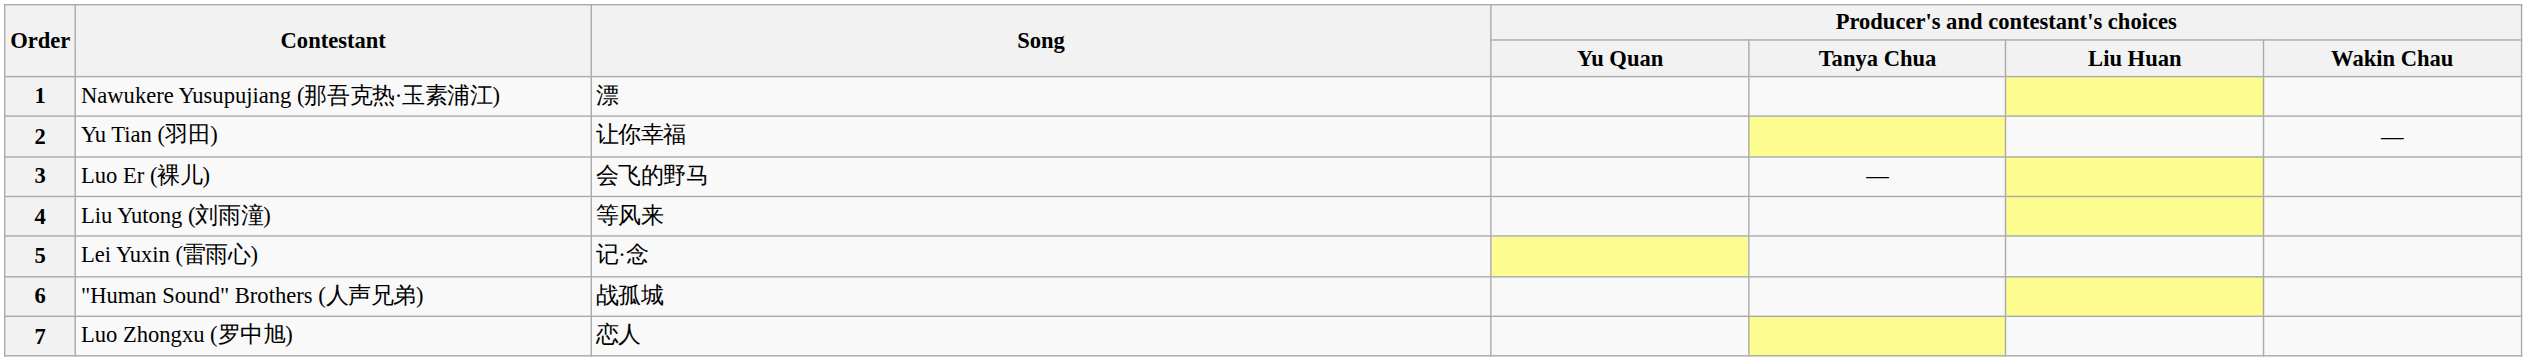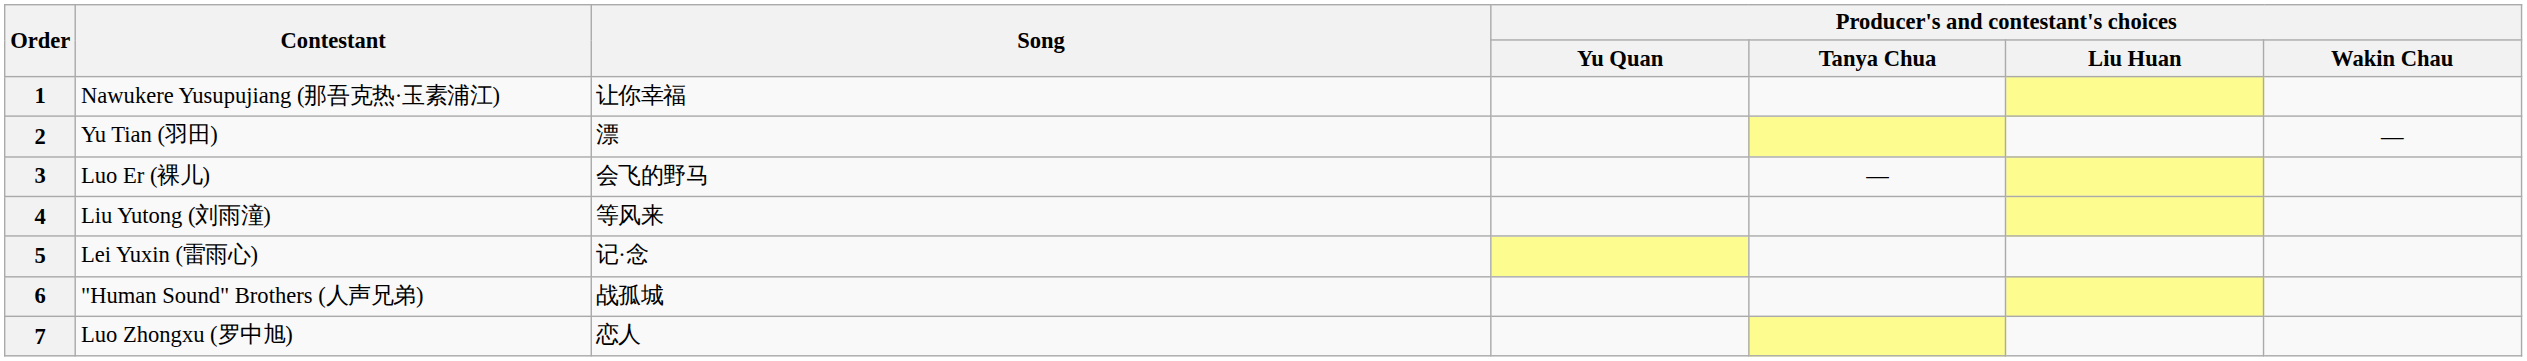(607, 95) 漂 -> (641, 95) 让你幸福
(641, 135) 让你幸福 -> (607, 135) 漂
